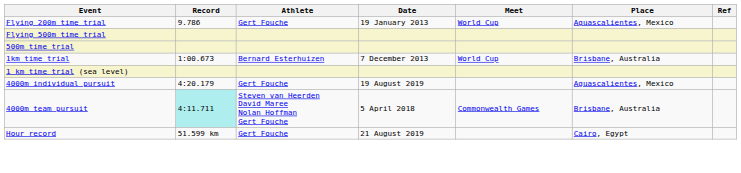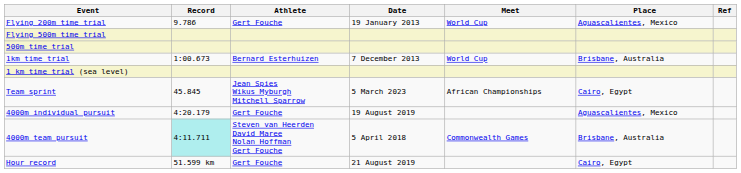+ row: (31, 92)
